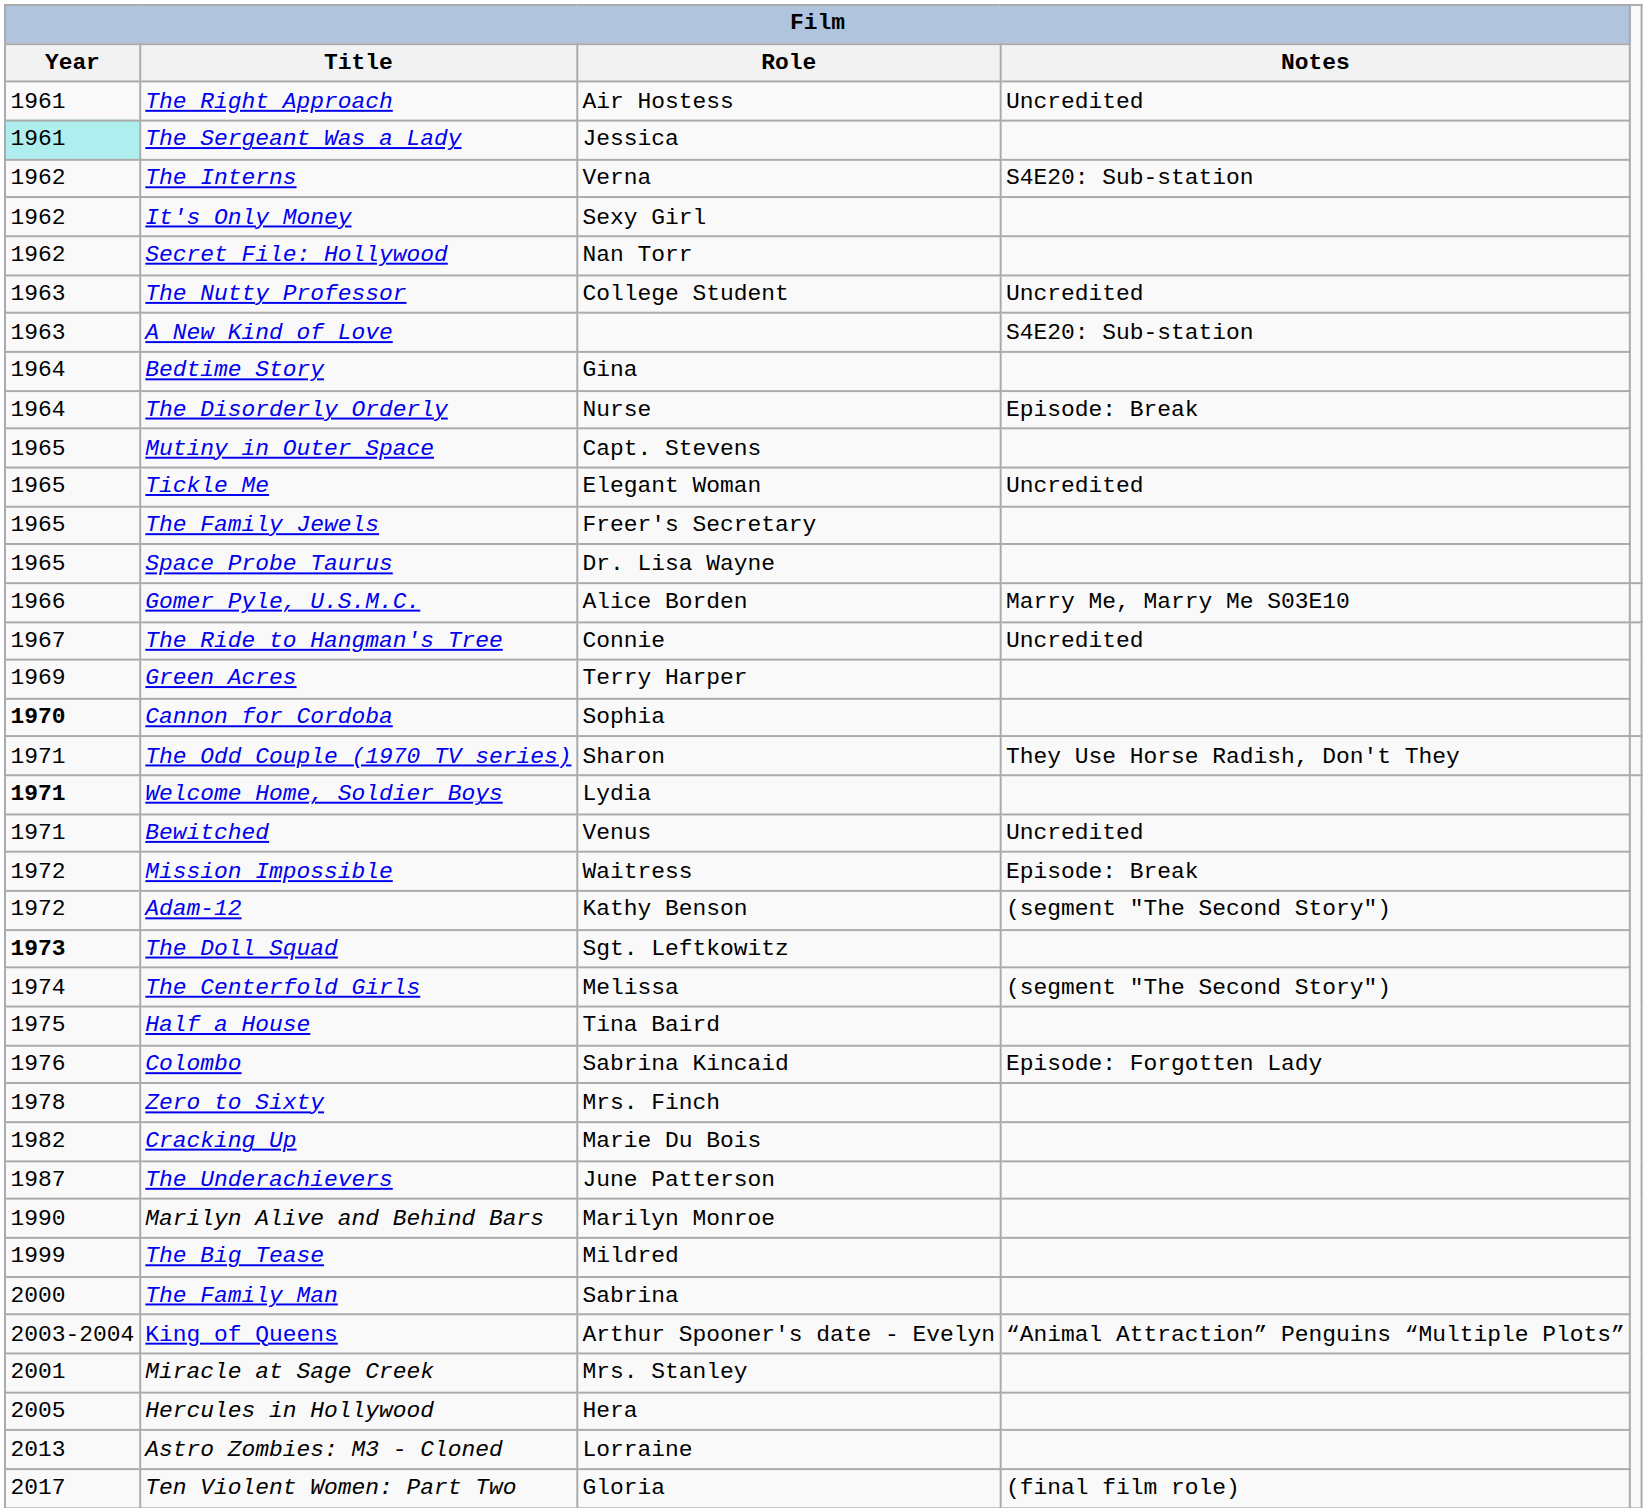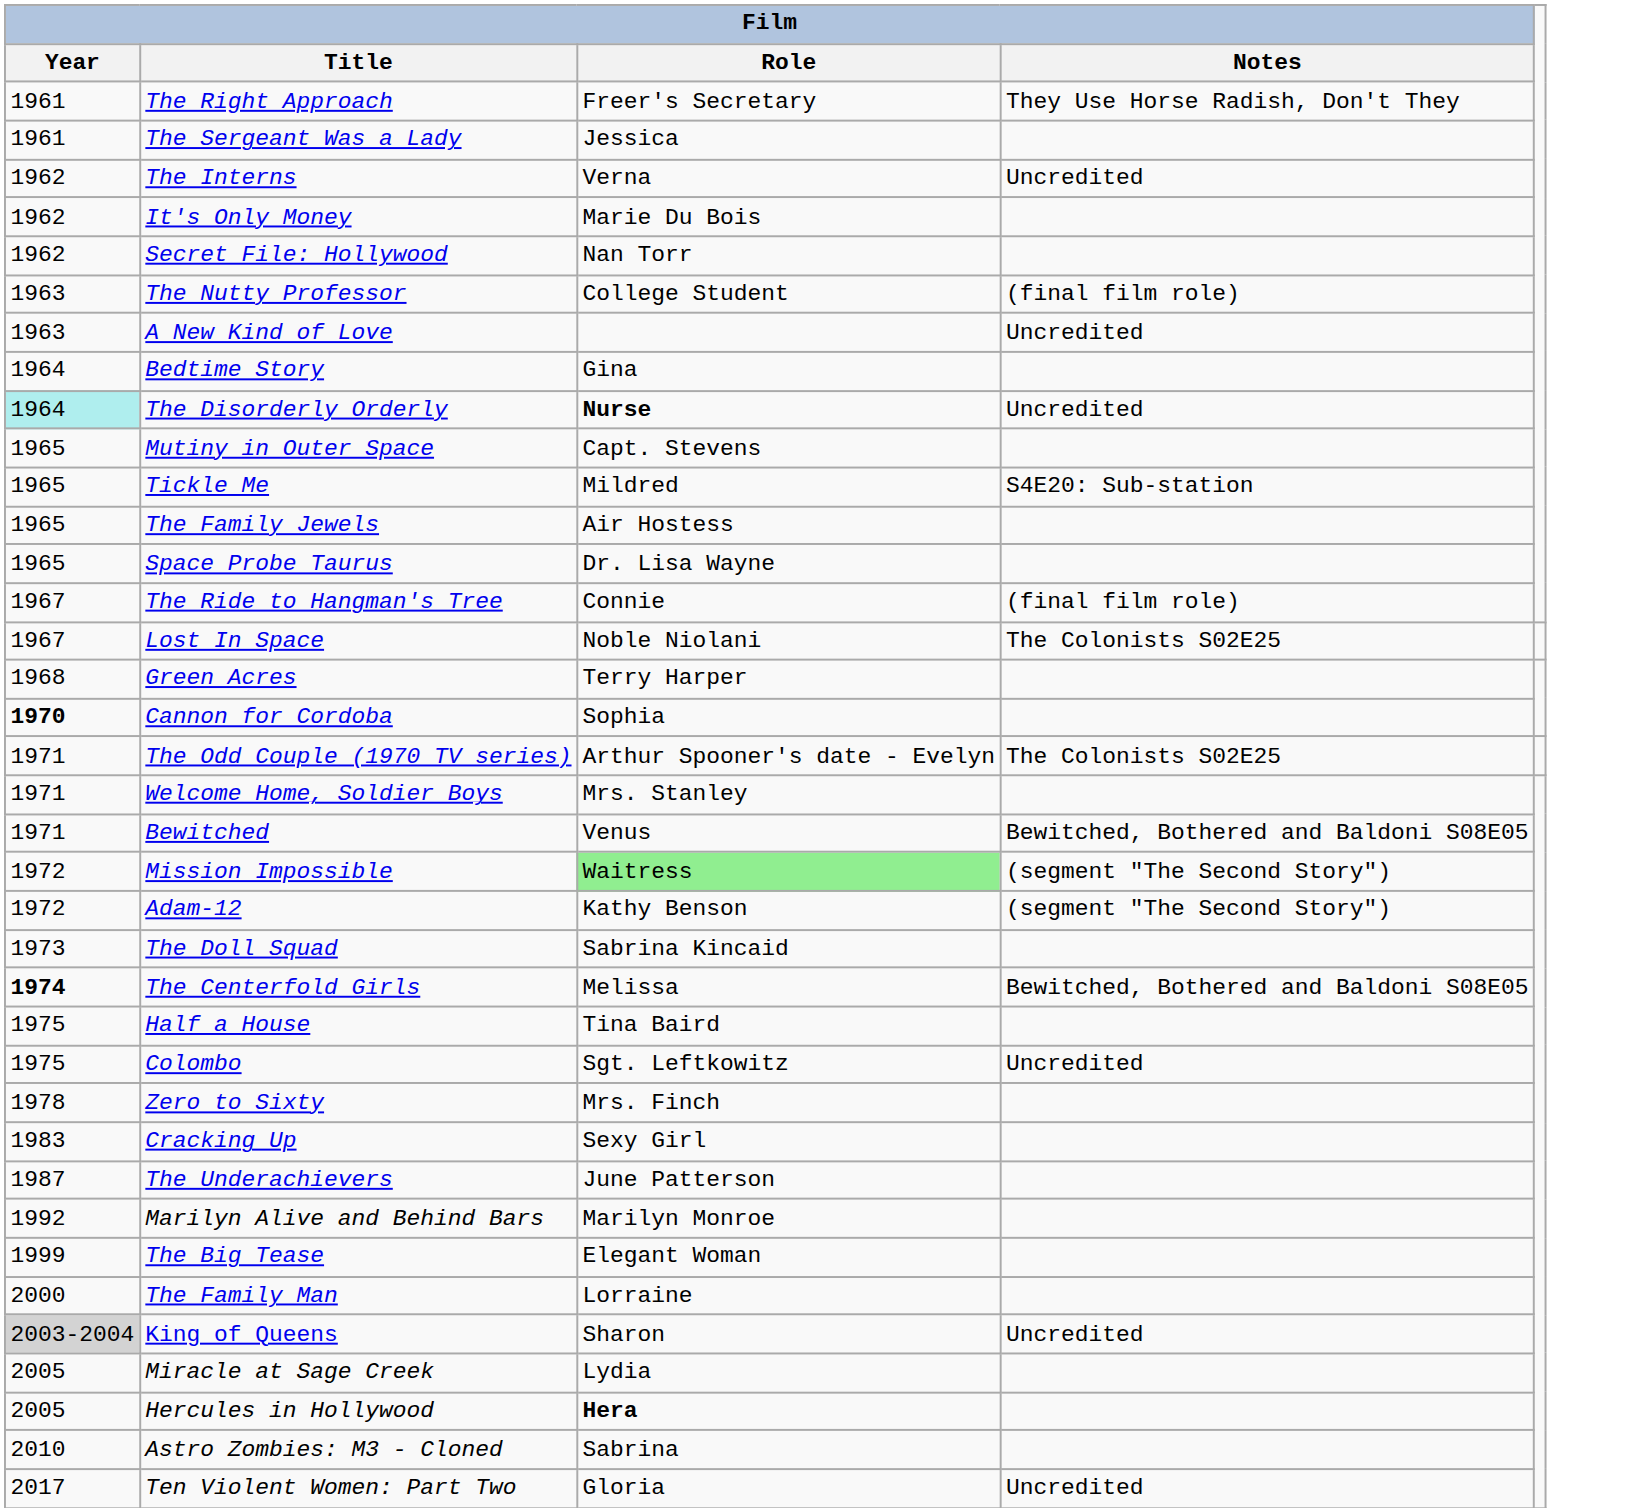(658, 101) Air Hostess -> (699, 101) Freer's Secretary
(1075, 101) Uncredited -> (1233, 101) They Use Horse Radish, Don't They
(38, 140) paleturquoise background -> (38, 140) no background
(1130, 178) S4E20: Sub-station -> (1075, 178) Uncredited
(644, 217) Sexy Girl -> (672, 217) Marie Du Bois
(1075, 294) Uncredited -> (1123, 294) (final film role)
(1130, 332) S4E20: Sub-station -> (1075, 332) Uncredited
(38, 409) no background -> (38, 409) paleturquoise background
(617, 409) normal -> (617, 409) bold
(1102, 409) Episode: Break -> (1075, 409) Uncredited
(672, 486) Elegant Woman -> (631, 486) Mildred
(1075, 486) Uncredited -> (1130, 486) S4E20: Sub-station
(699, 525) Freer's Secretary -> (658, 525) Air Hostess
- row: (283, 602)
(1075, 640) Uncredited -> (1123, 602) (final film role)
+ row: (235, 640)
(38, 679) 1969 -> (38, 679) 1968
(624, 756) Sharon -> (789, 756) Arthur Spooner's date - Evelyn
(1233, 756) They Use Horse Radish, Don't They -> (1144, 756) The Colonists S02E25
(38, 794) bold -> (38, 794) normal
(617, 794) Lydia -> (665, 794) Mrs. Stanley
(1075, 833) Uncredited -> (1267, 833) Bewitched, Bothered and Baldoni S08E05
(638, 872) no background -> (638, 872) lightgreen background
(1102, 872) Episode: Break -> (1199, 872) (segment "The Second Story")
(38, 949) bold -> (38, 949) normal
(686, 949) Sgt. Leftkowitz -> (686, 949) Sabrina Kincaid
(38, 987) normal -> (38, 987) bold
(1199, 987) (segment "The Second Story") -> (1267, 987) Bewitched, Bothered and Baldoni S08E05
(38, 1064) 1976 -> (38, 1064) 1975
(686, 1064) Sabrina Kincaid -> (686, 1064) Sgt. Leftkowitz
(1164, 1064) Episode: Forgotten Lady -> (1075, 1064) Uncredited
(38, 1141) 1982 -> (38, 1141) 1983
(672, 1141) Marie Du Bois -> (644, 1141) Sexy Girl
(38, 1218) 1990 -> (38, 1218) 1992
(631, 1257) Mildred -> (672, 1257) Elegant Woman
(631, 1295) Sabrina -> (638, 1295) Lorraine
(72, 1334) no background -> (72, 1334) lightgrey background
(789, 1334) Arthur Spooner's date - Evelyn -> (624, 1334) Sharon
(1315, 1334) “Animal Attraction” Penguins “Multiple Plots” -> (1075, 1334) Uncredited
(38, 1372) 2001 -> (38, 1372) 2005
(665, 1372) Mrs. Stanley -> (617, 1372) Lydia
(610, 1411) normal -> (610, 1411) bold
(38, 1449) 2013 -> (38, 1449) 2010
(638, 1449) Lorraine -> (631, 1449) Sabrina
(1123, 1488) (final film role) -> (1075, 1488) Uncredited
